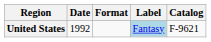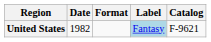(80, 28) 1992 -> (80, 28) 1982
